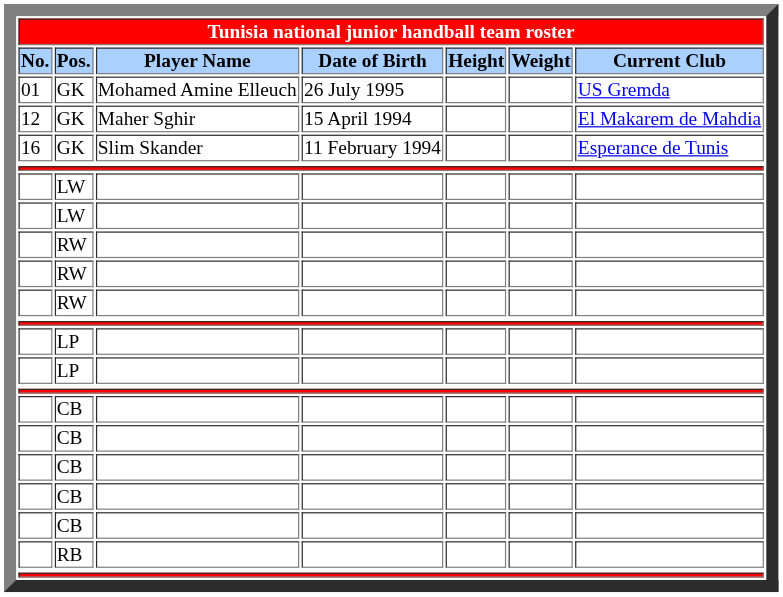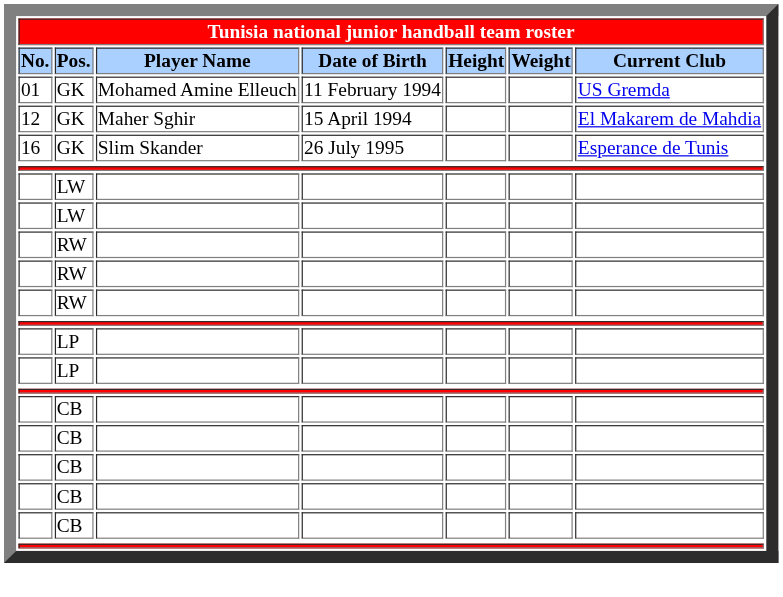(354, 89) 26 July 1995 -> (373, 89) 11 February 1994
(373, 147) 11 February 1994 -> (354, 147) 26 July 1995
- row: (35, 555)
